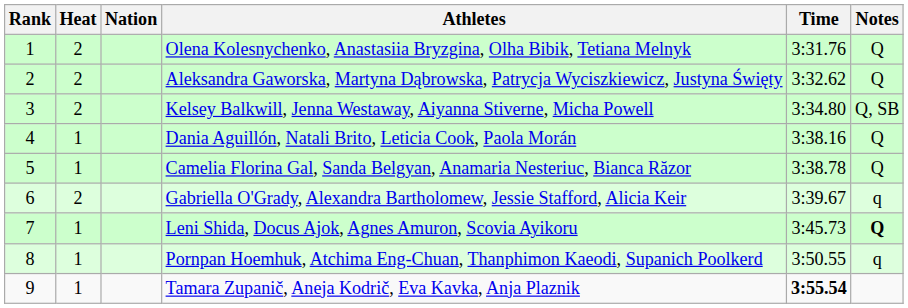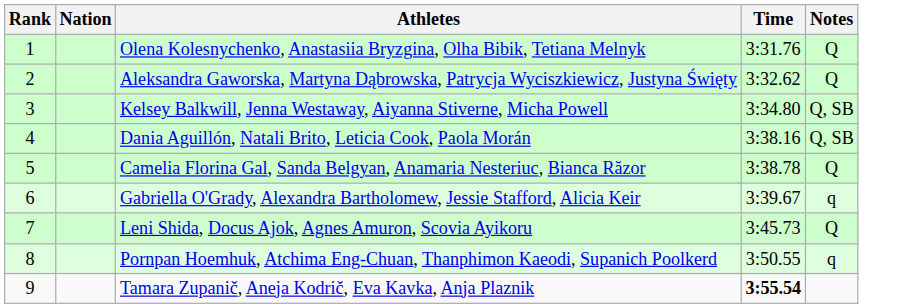- column: (78, 19)
(877, 138) Q -> (832, 138) Q, SB
(877, 228) bold -> (832, 228) normal
